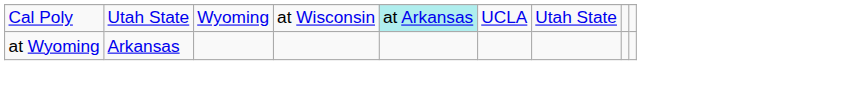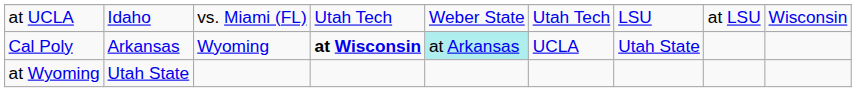+ row: (41, 18)
(148, 18) Utah State -> (144, 45) Arkansas
(326, 18) normal -> (368, 45) bold
(144, 45) Arkansas -> (148, 73) Utah State
